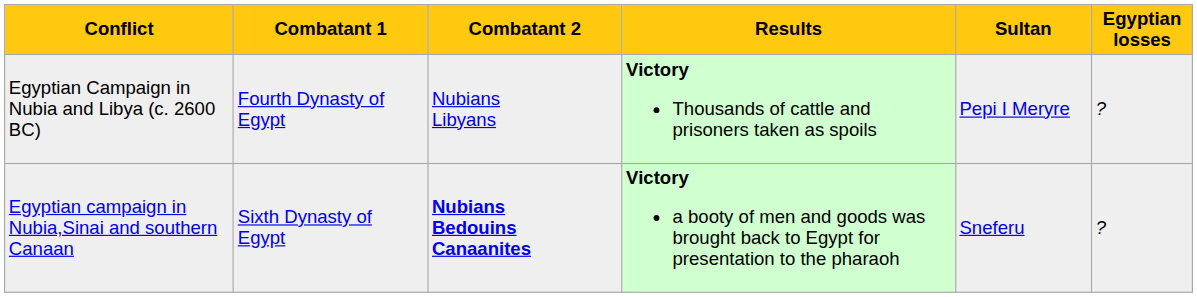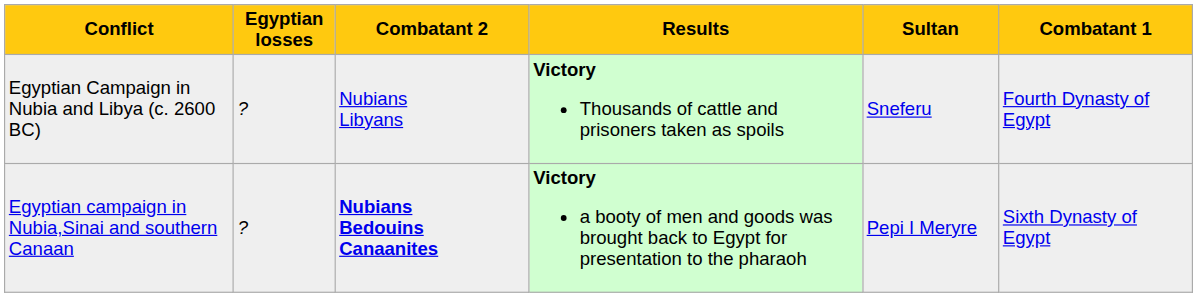columns swapped: (331, 29) <-> (1142, 29)
(1015, 108) Pepi I Meryre -> (899, 108) Sneferu
(992, 227) Sneferu -> (922, 227) Pepi I Meryre
